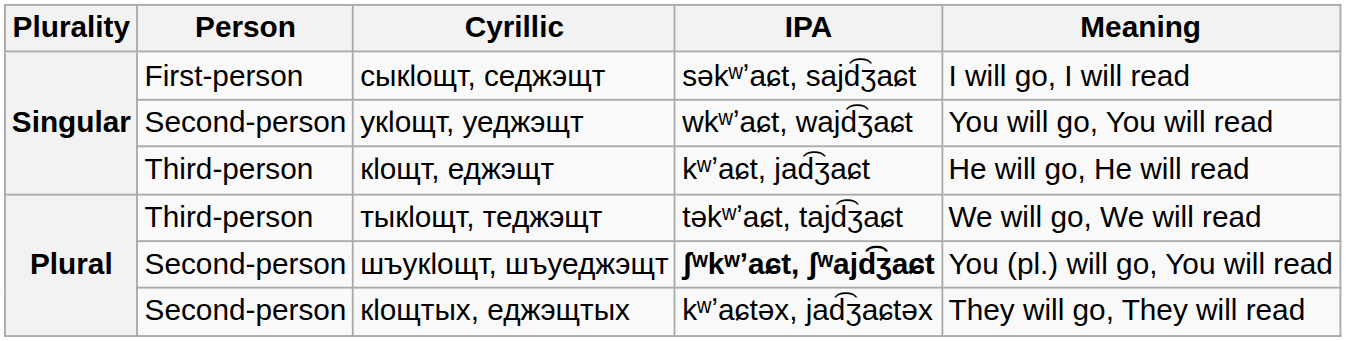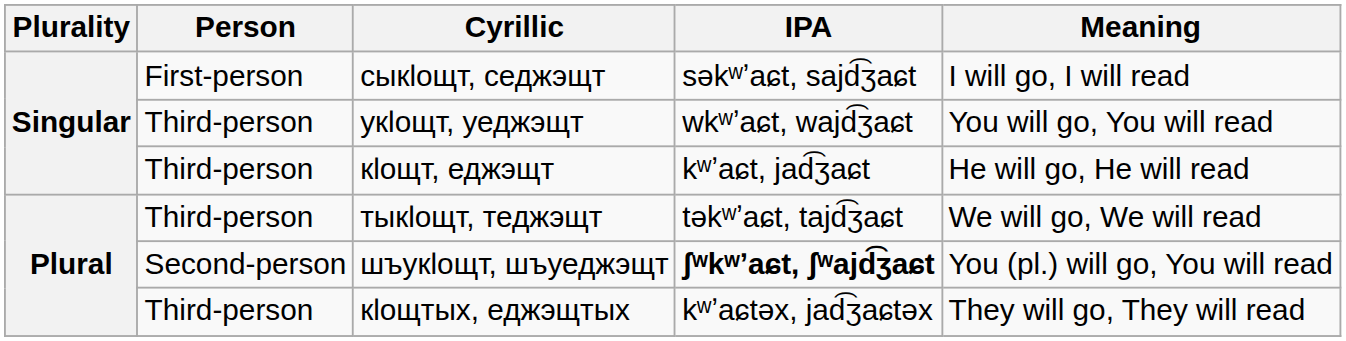(245, 122) Second-person -> (229, 122) Third-person
(245, 311) Second-person -> (229, 311) Third-person
